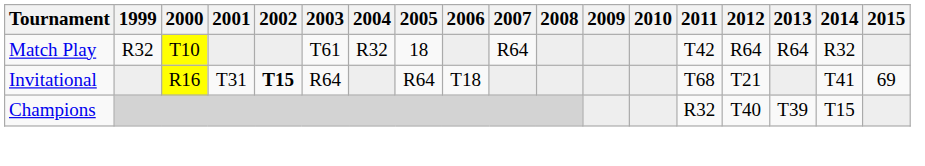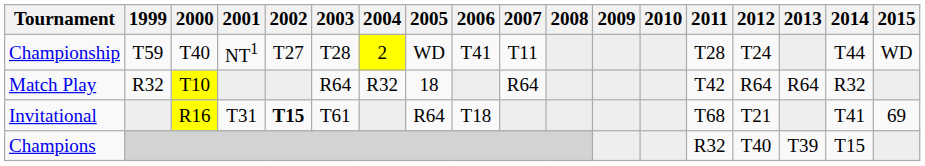+ row: (65, 52)
(325, 49) T61 -> (335, 85) R64
(325, 79) R64 -> (335, 115) T61
